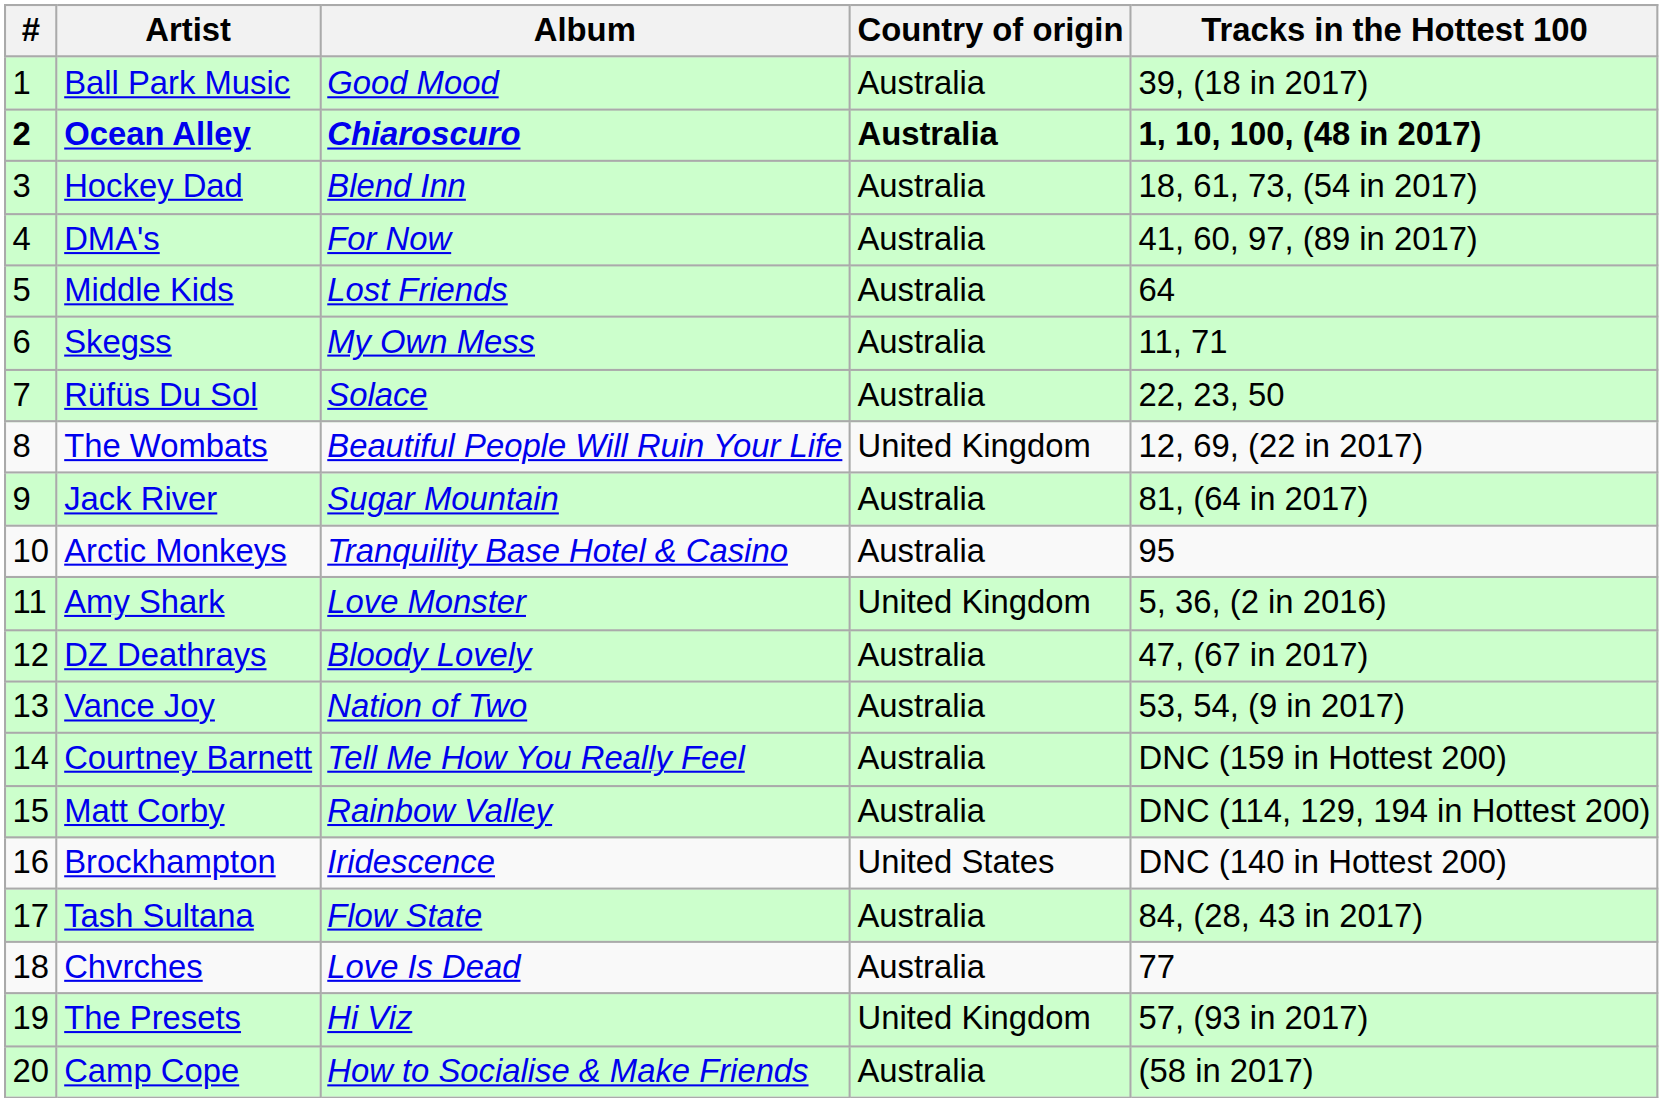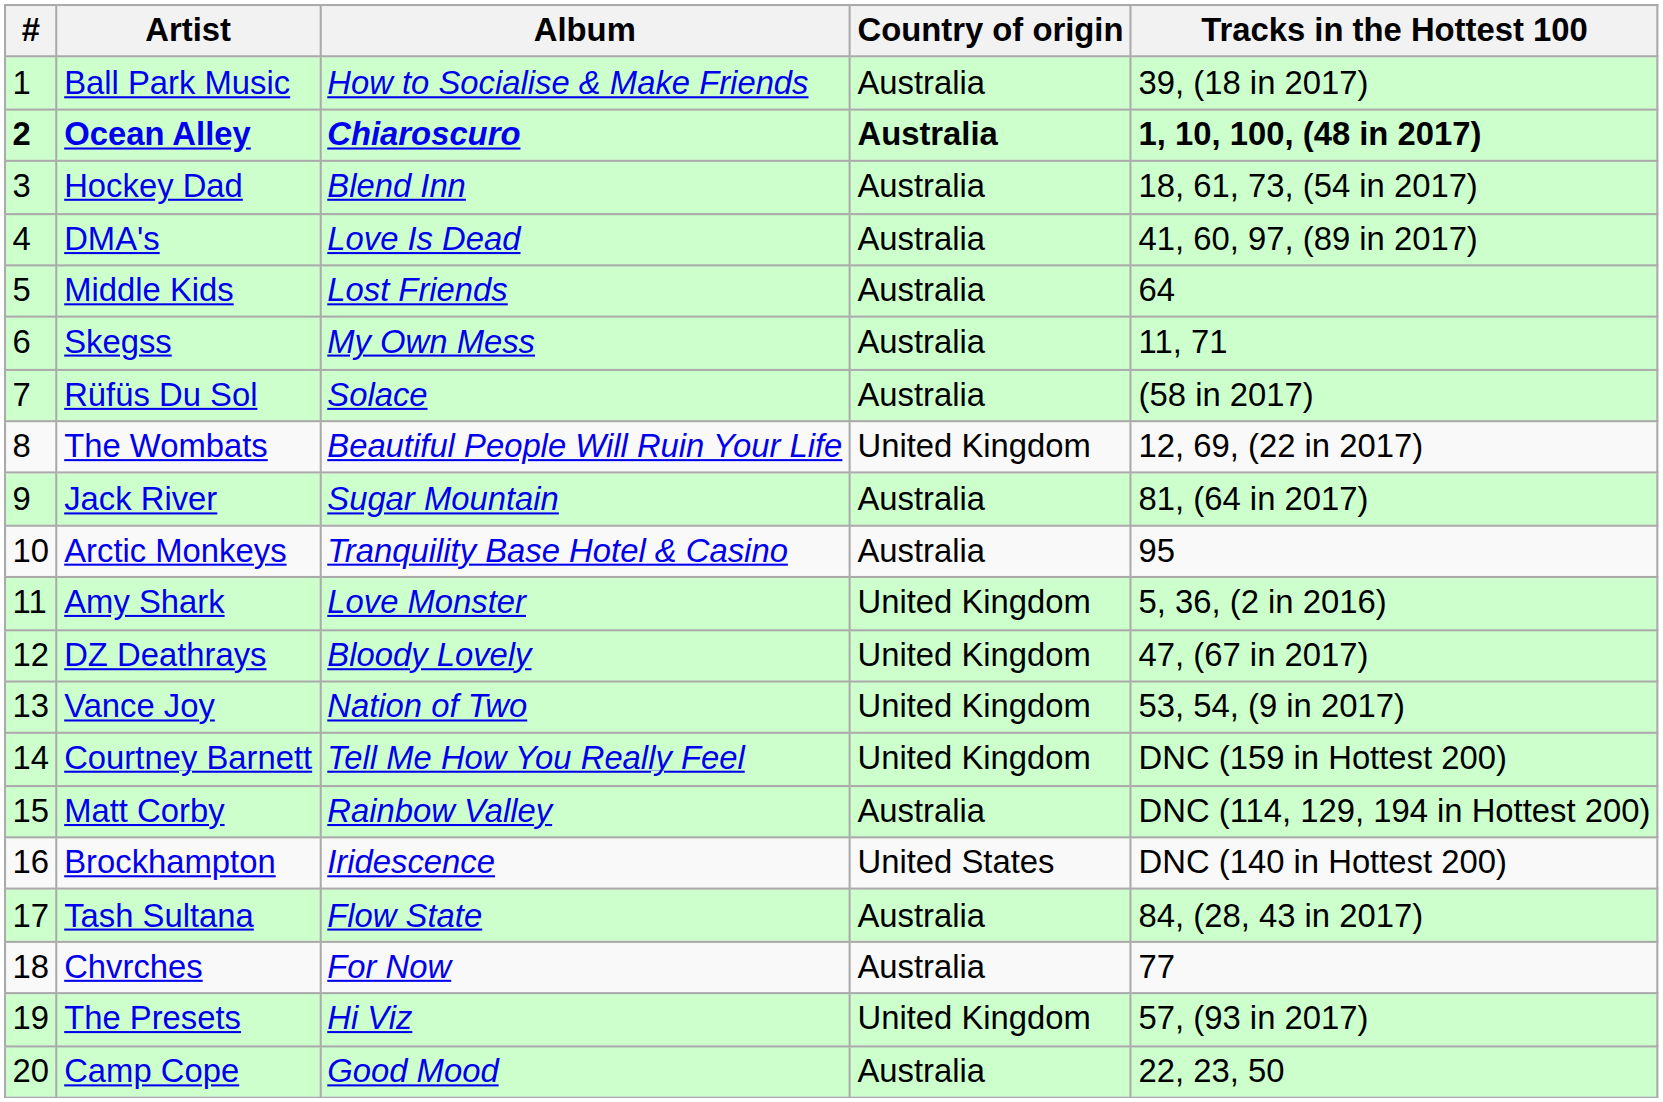(413, 82) Good Mood -> (568, 82) How to Socialise & Make Friends
(389, 238) For Now -> (424, 238) Love Is Dead
(1212, 394) 22, 23, 50 -> (1226, 394) (58 in 2017)
(921, 654) Australia -> (974, 654) United Kingdom
(921, 706) Australia -> (974, 706) United Kingdom
(921, 758) Australia -> (974, 758) United Kingdom
(424, 966) Love Is Dead -> (389, 966) For Now
(568, 1070) How to Socialise & Make Friends -> (413, 1070) Good Mood
(1226, 1070) (58 in 2017) -> (1212, 1070) 22, 23, 50
